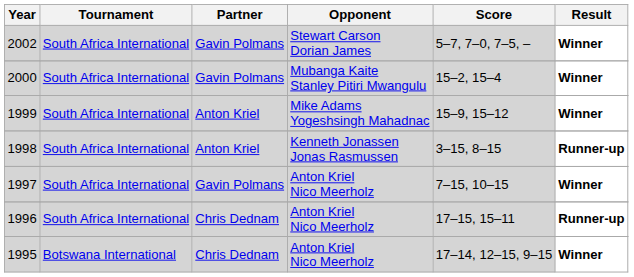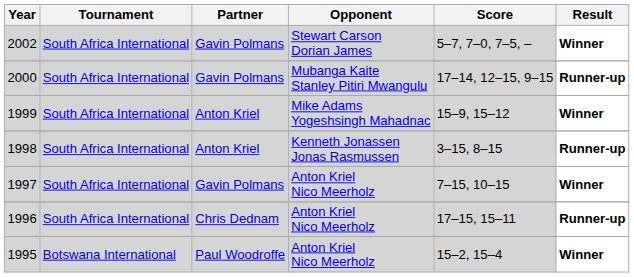(468, 78) 15–2, 15–4 -> (495, 78) 17–14, 12–15, 9–15
(580, 78) Winner -> (592, 78) Runner-up
(237, 255) Chris Dednam -> (240, 255) Paul Woodroffe
(494, 255) 17–14, 12–15, 9–15 -> (469, 255) 15–2, 15–4
